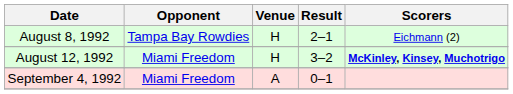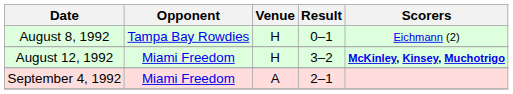(322, 36) 2–1 -> (322, 36) 0–1
(322, 79) 0–1 -> (322, 79) 2–1
